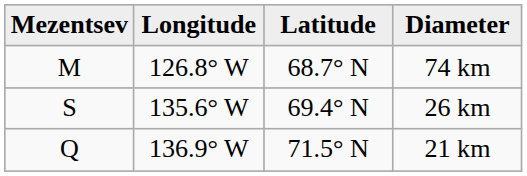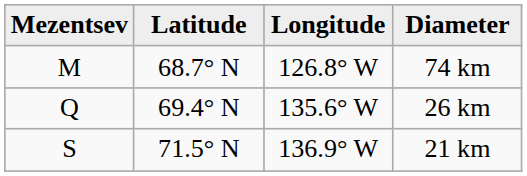columns swapped: (328, 25) <-> (199, 25)
(69, 107) S -> (69, 107) Q
(69, 149) Q -> (69, 149) S
